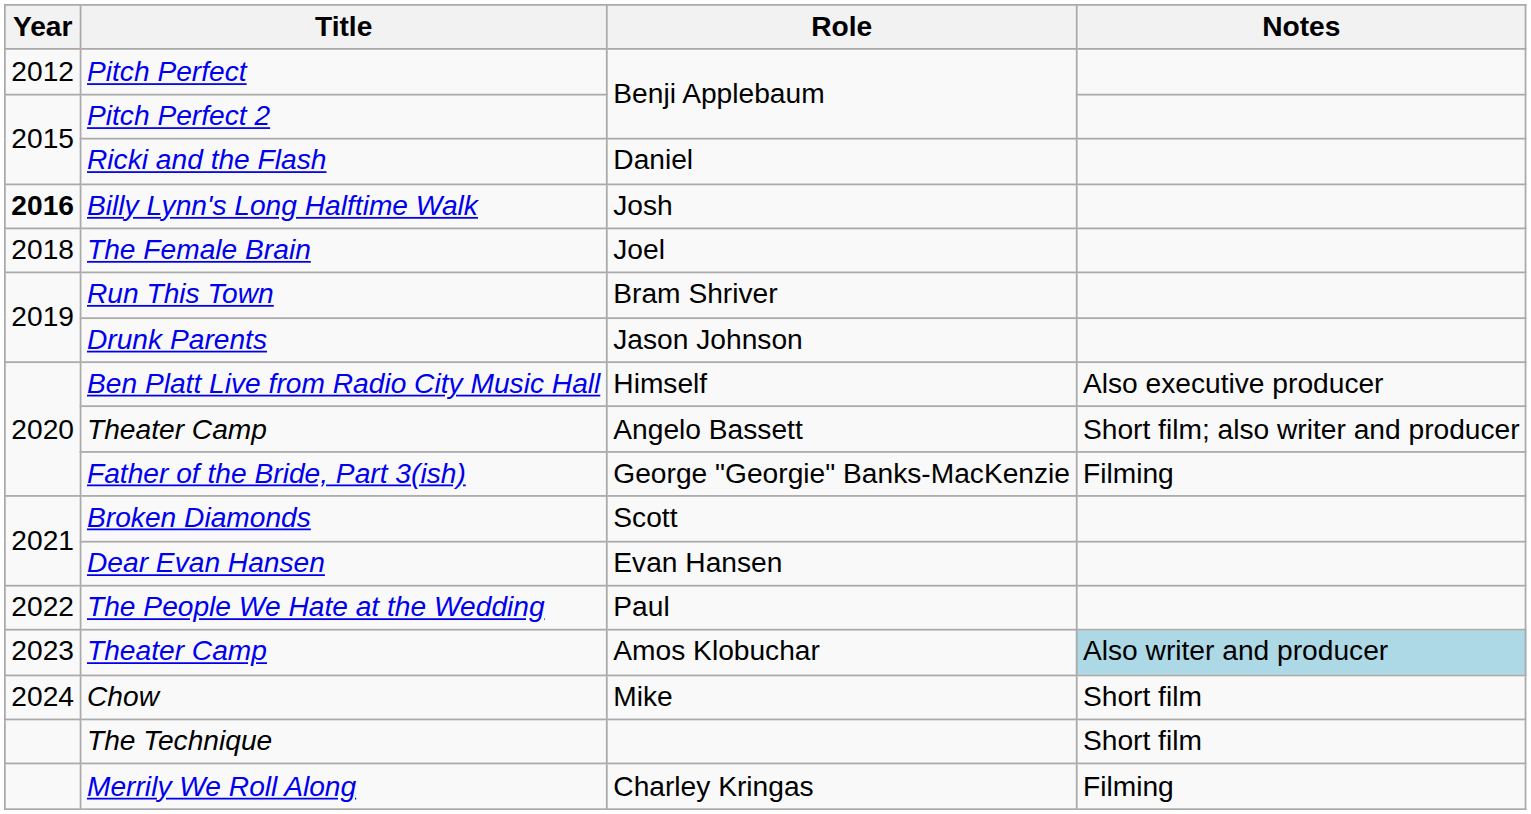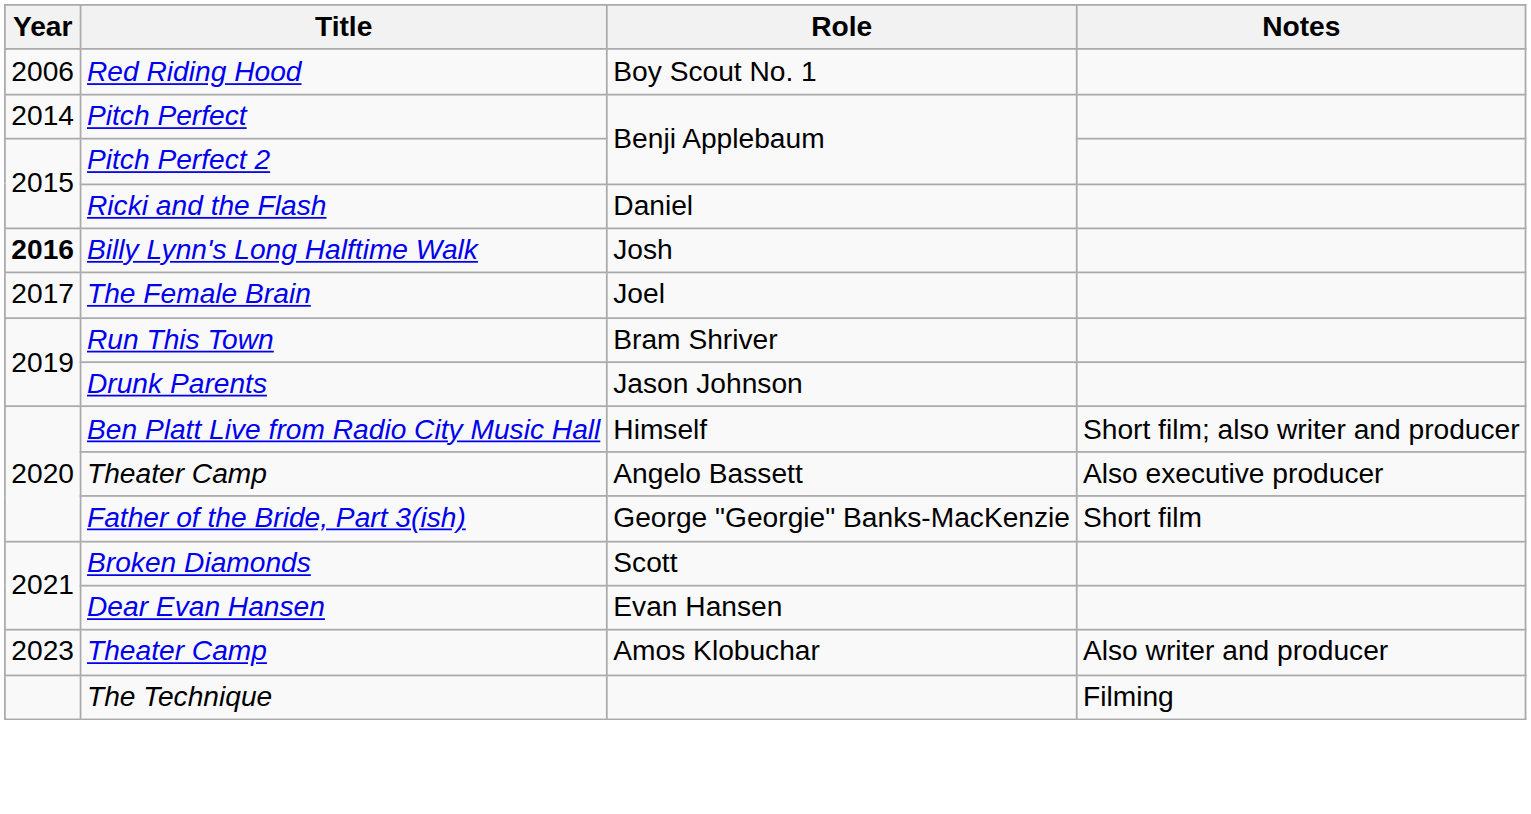+ row: (194, 71)
(43, 71) 2012 -> (43, 116) 2014
(43, 250) 2018 -> (43, 294) 2017
(1233, 384) Also executive producer -> (1301, 428) Short film; also writer and producer
(1301, 428) Short film; also writer and producer -> (1233, 473) Also executive producer
(1128, 473) Filming -> (1142, 518) Short film
- row: (316, 607)
(1236, 652) lightblue background -> (1236, 652) no background
- row: (123, 696)
(1142, 741) Short film -> (1128, 696) Filming
- row: (222, 786)
